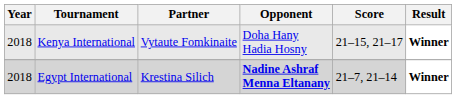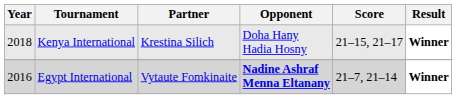(189, 42) Vytaute Fomkinaite -> (177, 42) Krestina Silich
(20, 77) 2018 -> (20, 77) 2016
(177, 77) Krestina Silich -> (189, 77) Vytaute Fomkinaite
